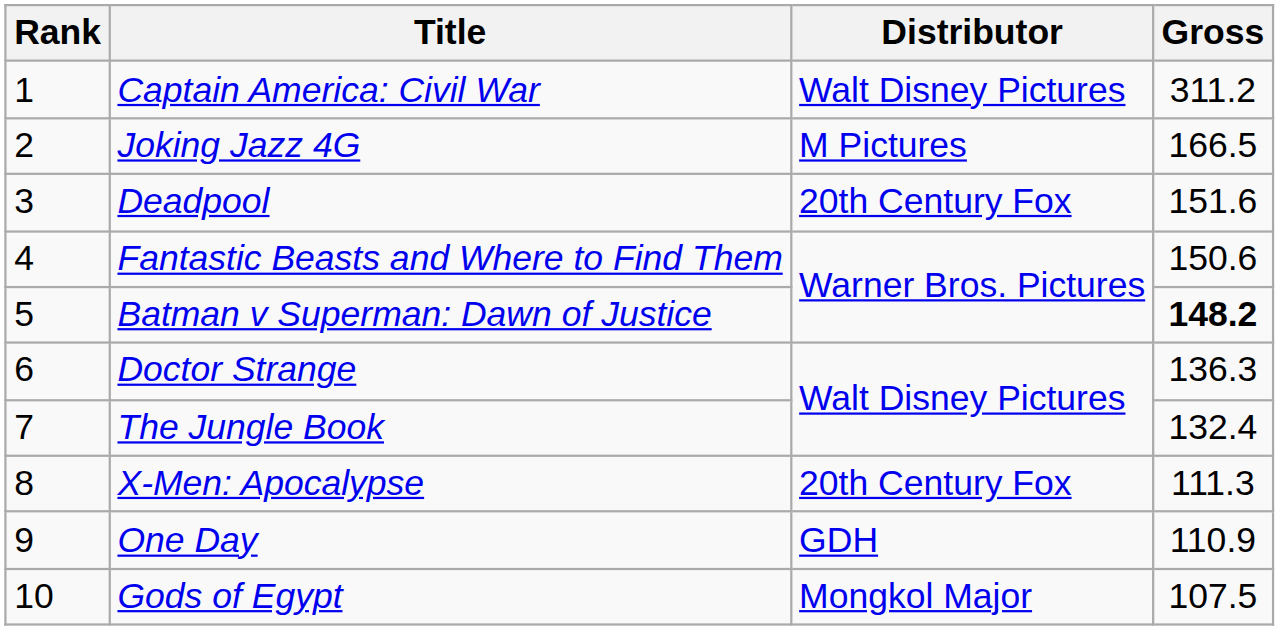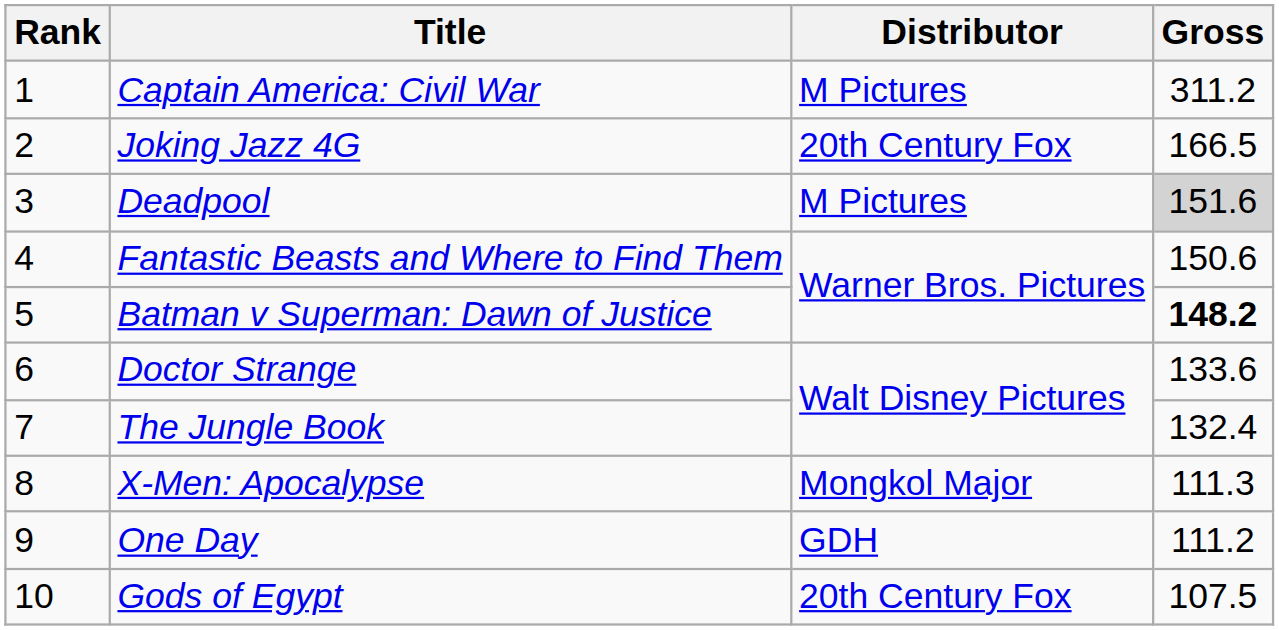(962, 88) Walt Disney Pictures -> (883, 88) M Pictures
(883, 145) M Pictures -> (935, 145) 20th Century Fox
(935, 201) 20th Century Fox -> (883, 201) M Pictures
(1213, 201) no background -> (1213, 201) lightgrey background
(1213, 370) 136.3 -> (1213, 370) 133.6
(935, 483) 20th Century Fox -> (916, 483) Mongkol Major
(1213, 539) 110.9 -> (1213, 539) 111.2
(916, 595) Mongkol Major -> (935, 595) 20th Century Fox
